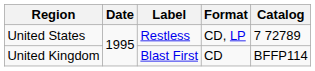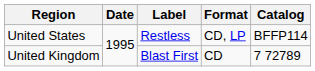(277, 35) 7 72789 -> (281, 35) BFFP114
(281, 55) BFFP114 -> (277, 55) 7 72789
